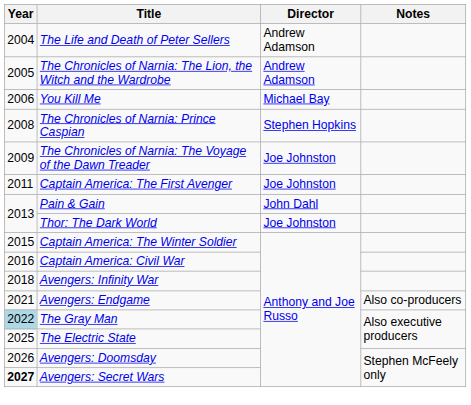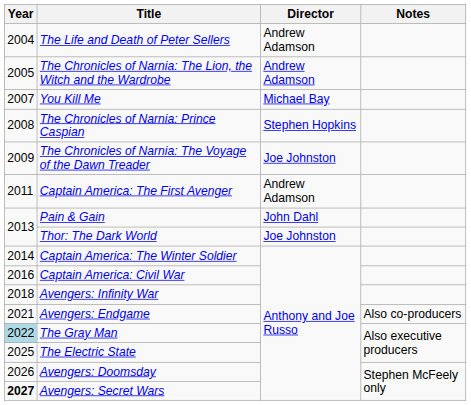(21, 99) 2006 -> (21, 99) 2007
(300, 184) Joe Johnston -> (289, 191) Andrew Adamson
(21, 242) 2015 -> (21, 256) 2014
